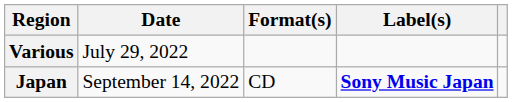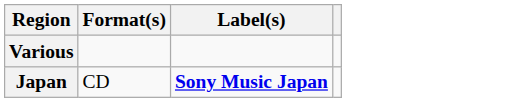- column: (161, 19)
